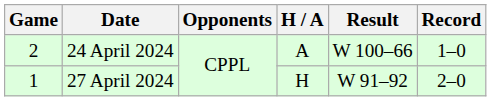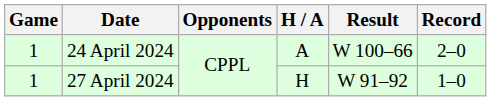(34, 50) 2 -> (34, 50) 1
(451, 50) 1–0 -> (451, 50) 2–0
(451, 80) 2–0 -> (451, 80) 1–0
